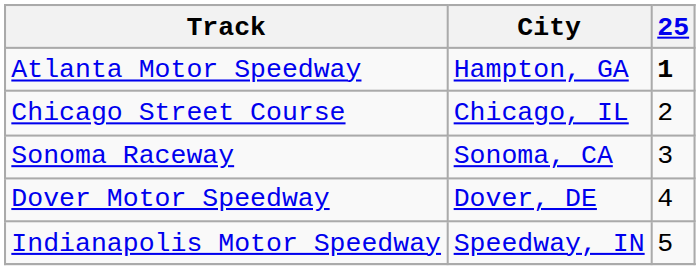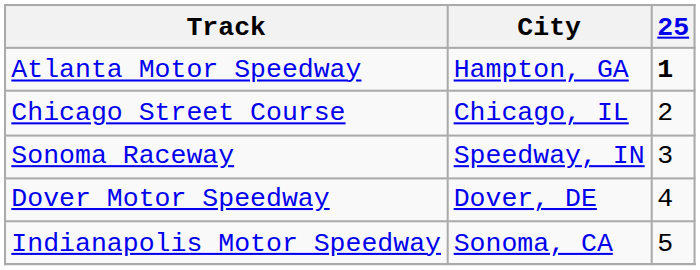(533, 156) Sonoma, CA -> (549, 156) Speedway, IN
(549, 243) Speedway, IN -> (533, 243) Sonoma, CA
